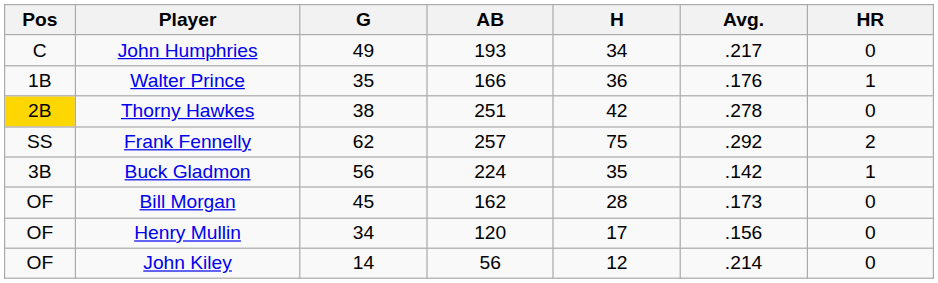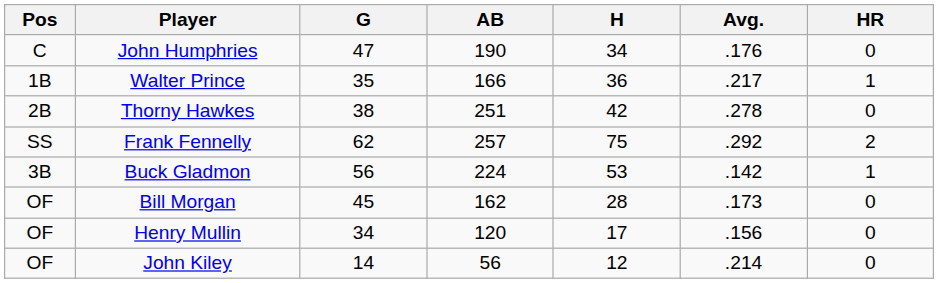(364, 50) 49 -> (364, 50) 47
(490, 50) 193 -> (490, 50) 190
(744, 50) .217 -> (744, 50) .176
(744, 80) .176 -> (744, 80) .217
(40, 111) gold background -> (40, 111) no background
(617, 171) 35 -> (617, 171) 53
